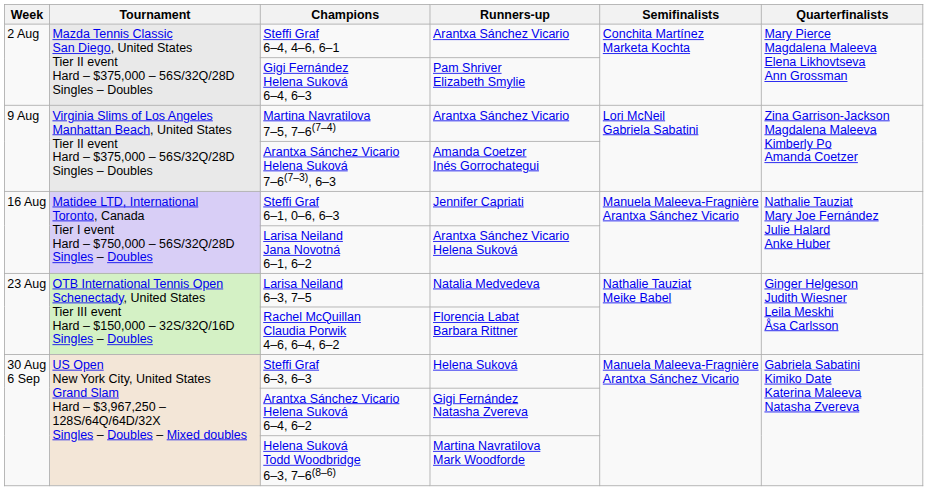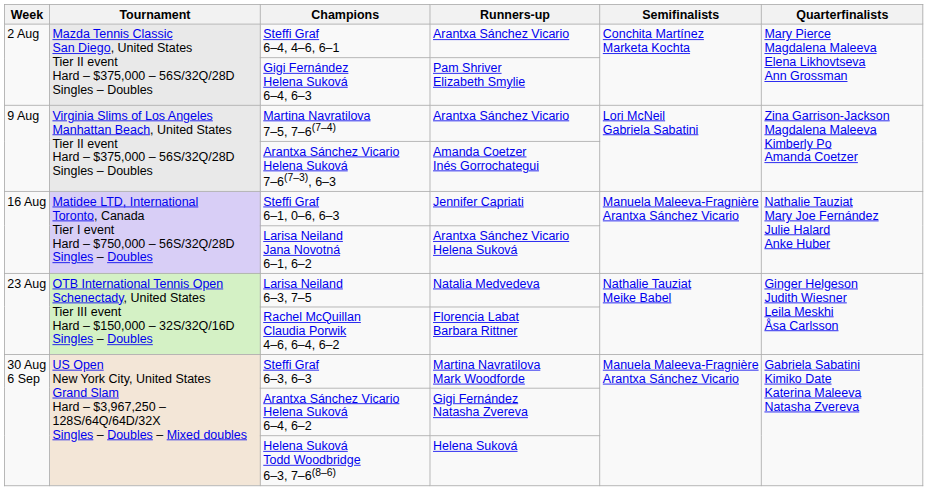(475, 364) Helena Suková -> (487, 371) Martina Navratilova Mark Woodforde
(487, 453) Martina Navratilova Mark Woodforde -> (475, 446) Helena Suková
